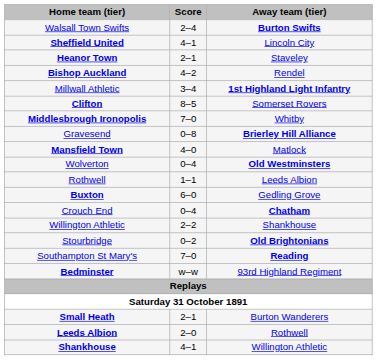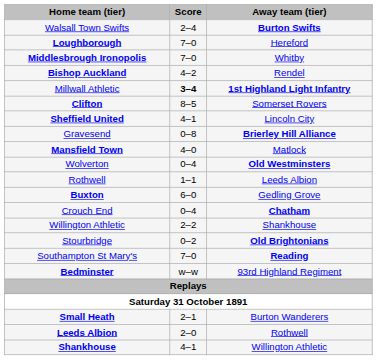+ row: (87, 43)
rows swapped: (87, 43) <-> (87, 119)
- row: (87, 58)
(188, 89) normal -> (188, 89) bold
